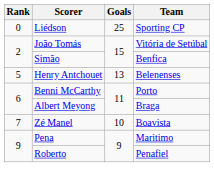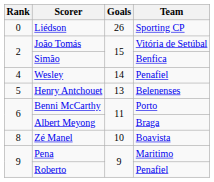(119, 28) 25 -> (119, 28) 26
+ row: (49, 75)
(18, 122) 7 -> (18, 138) 8
